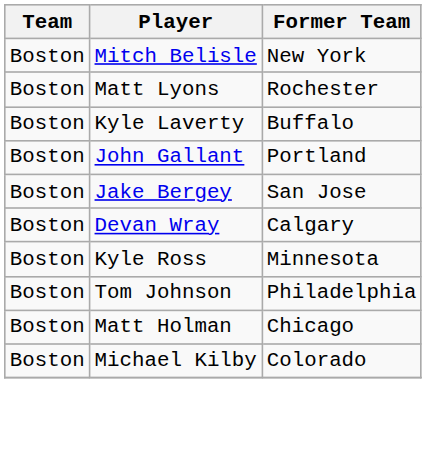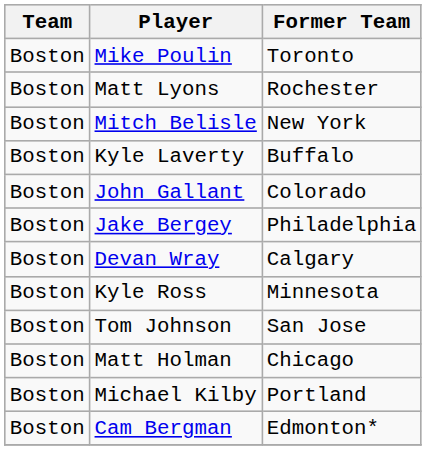+ row: (163, 56)
rows swapped: (176, 56) <-> (157, 90)
(317, 157) Portland -> (317, 191) Colorado
(317, 191) San Jose -> (342, 225) Philadelphia
(342, 293) Philadelphia -> (317, 327) San Jose
(317, 361) Colorado -> (317, 395) Portland
+ row: (163, 429)
